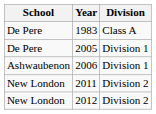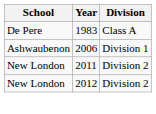- row: (86, 48)
